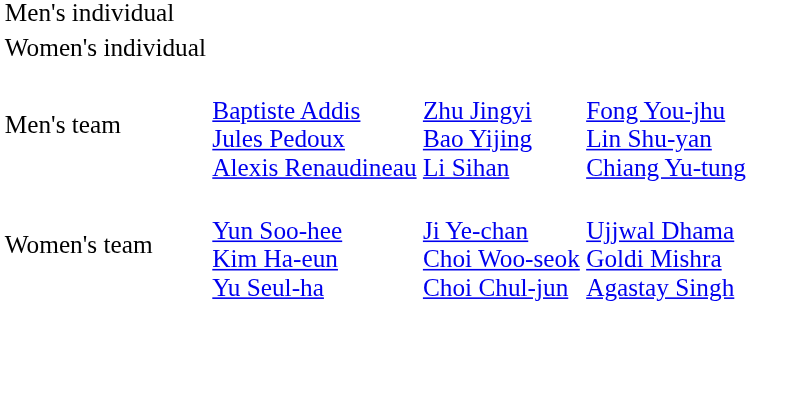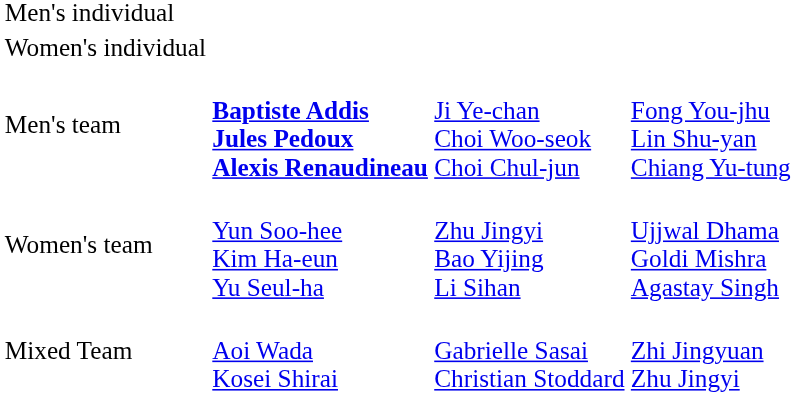(314, 139) normal -> (320, 139) bold
(478, 139) Zhu Jingyi Bao Yijing Li Sihan -> (513, 139) Ji Ye-chan Choi Woo-seok Choi Chul-jun
(501, 259) Ji Ye-chan Choi Woo-seok Choi Chul-jun -> (489, 259) Zhu Jingyi Bao Yijing Li Sihan
+ row: (69, 350)
